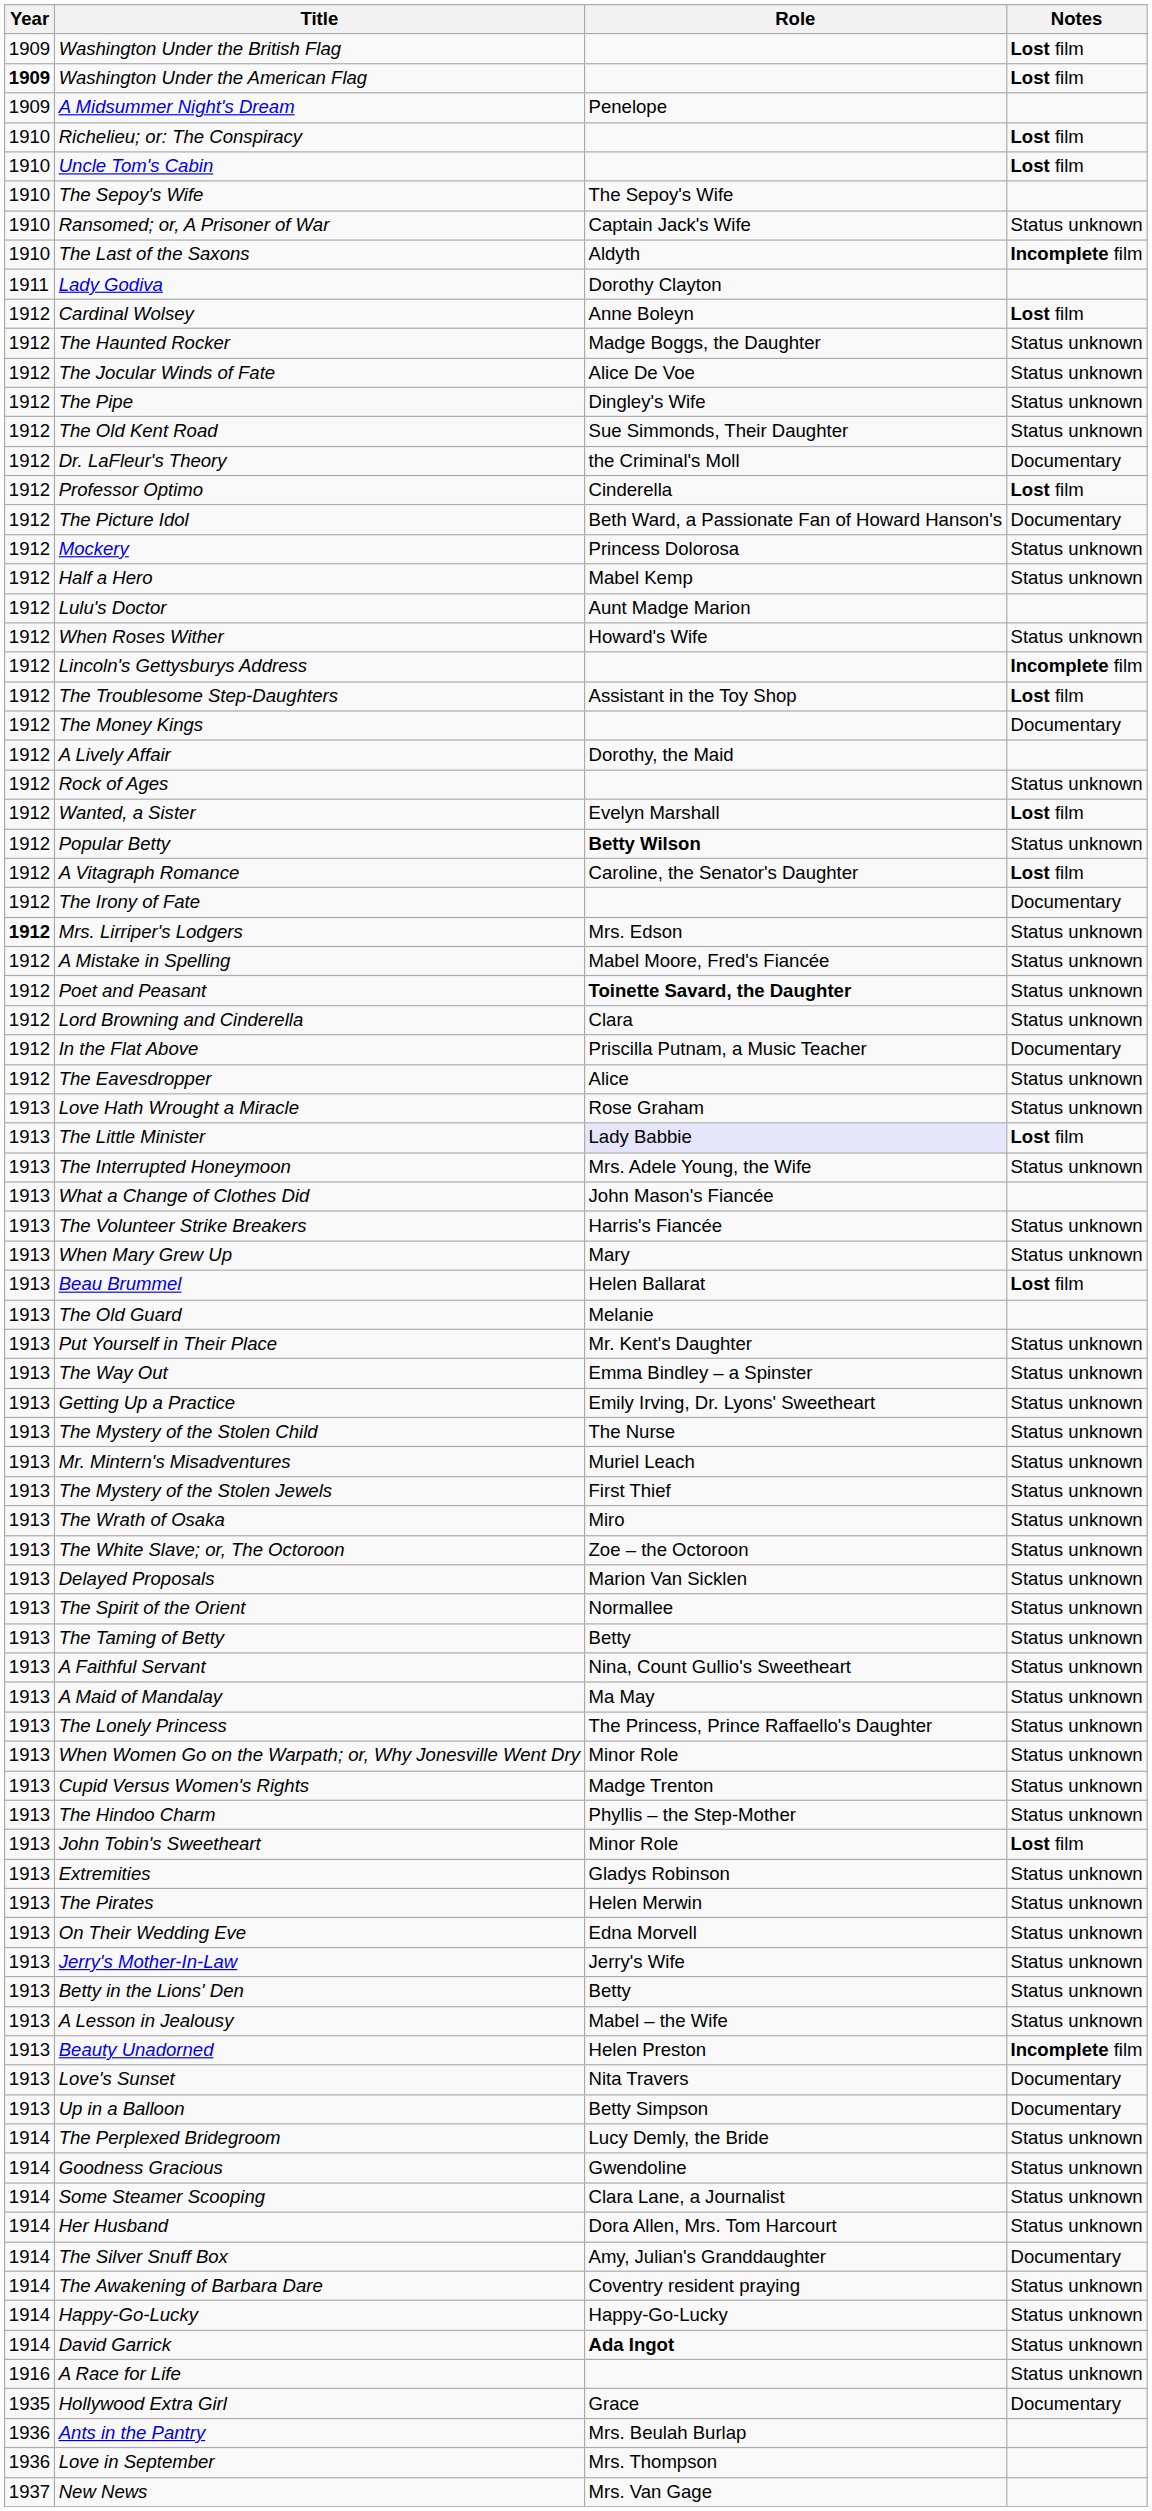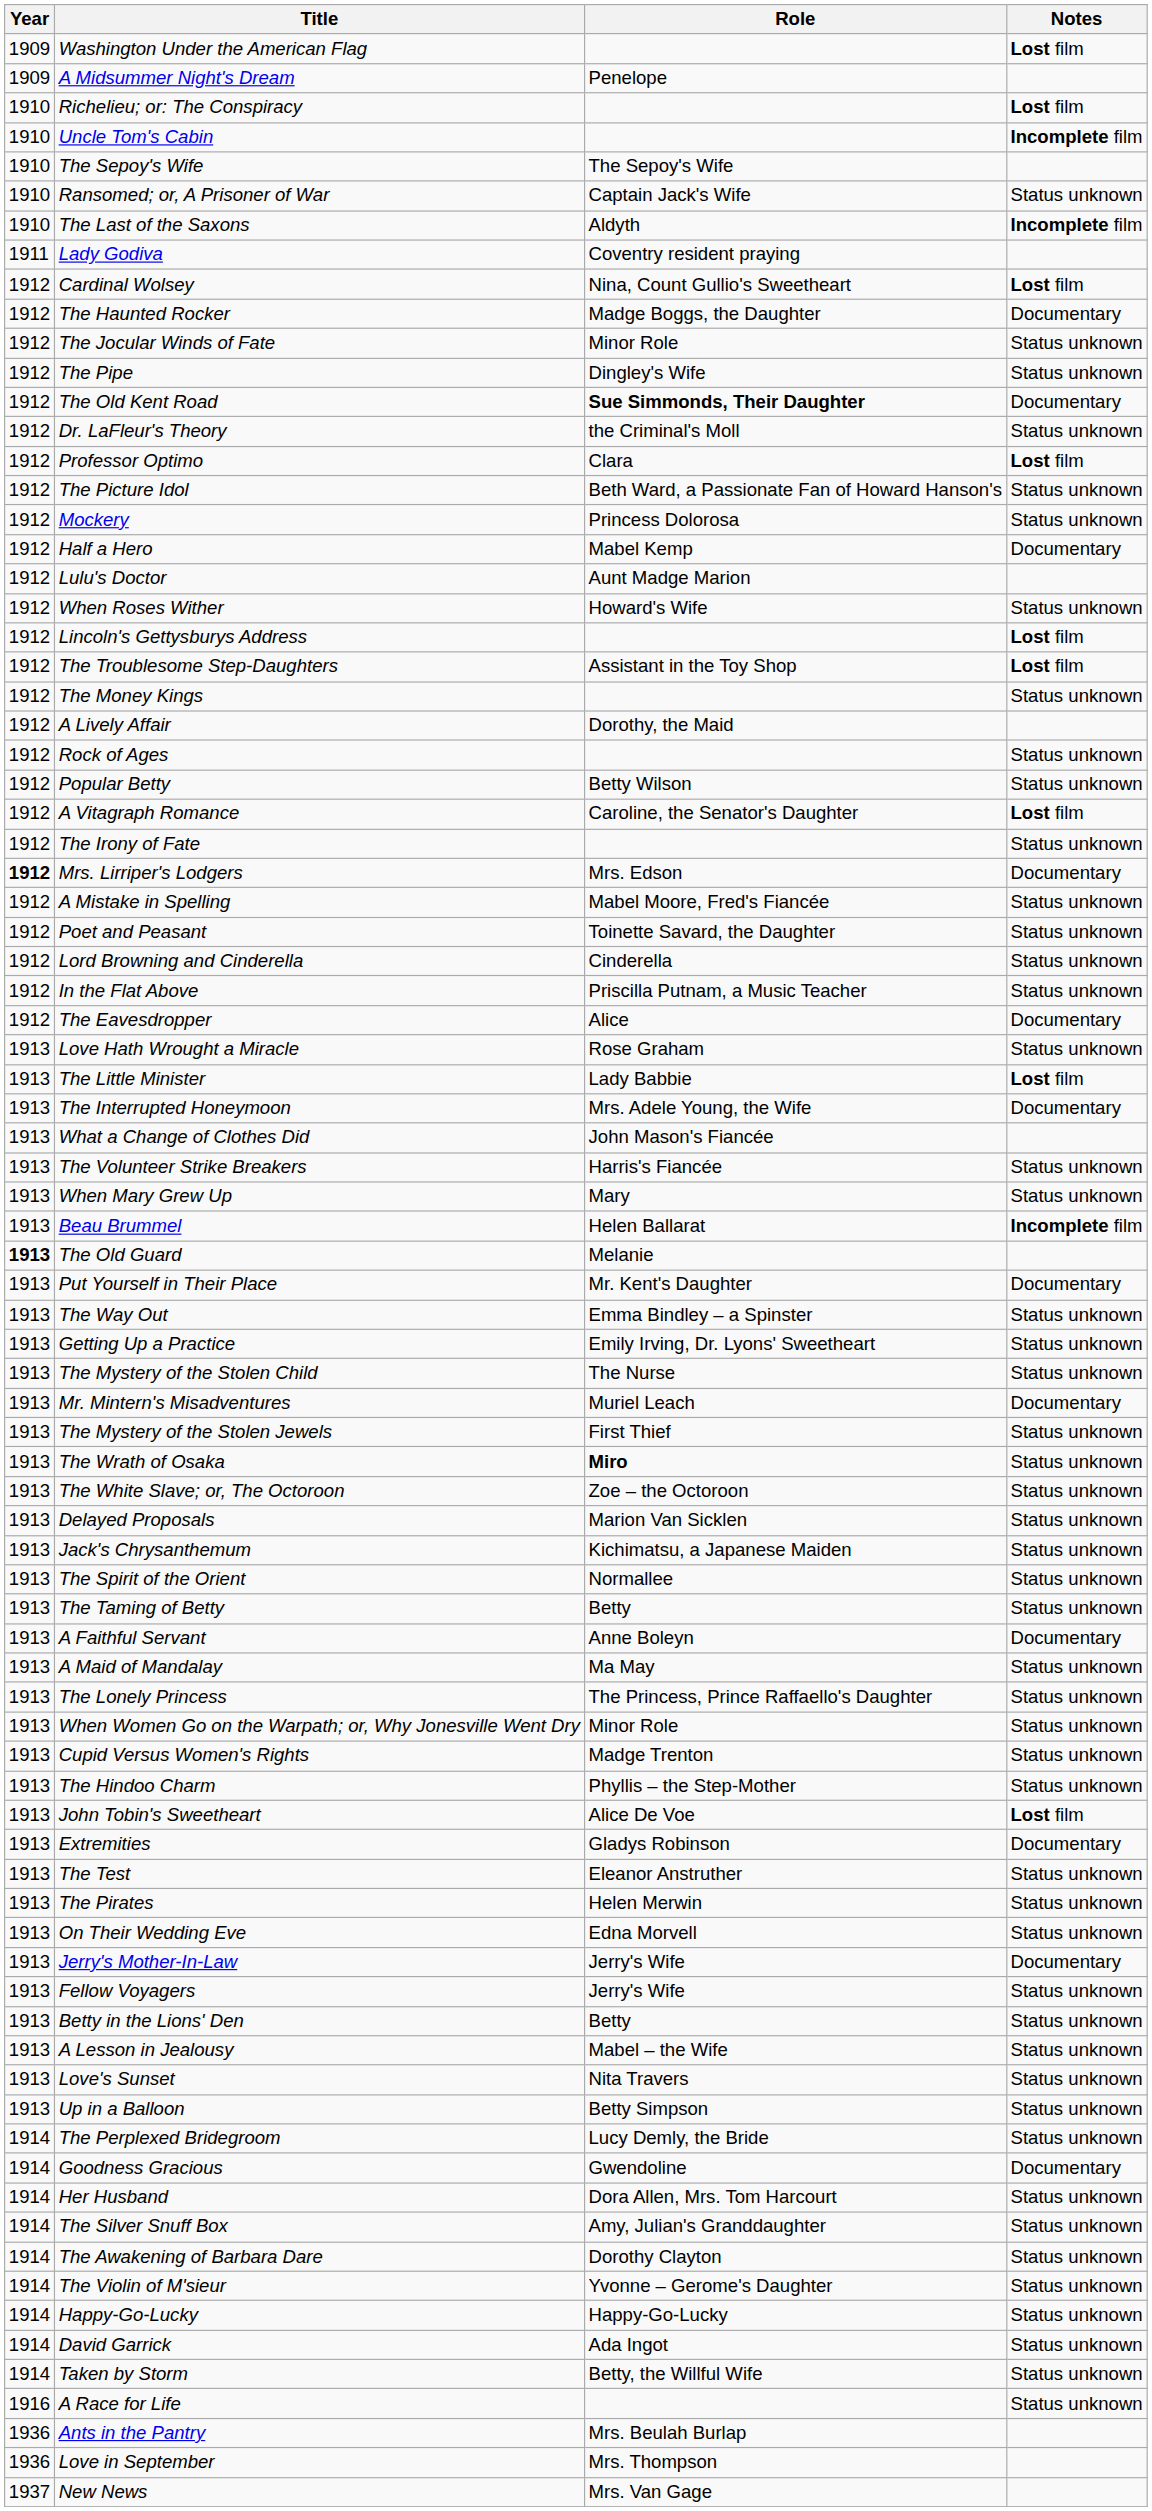- row: (200, 48)
(30, 78) bold -> (30, 48) normal
(1047, 166) Lost film -> (1077, 136) Incomplete film
(655, 284) Dorothy Clayton -> (694, 254) Coventry resident praying
(641, 313) Anne Boleyn -> (720, 284) Nina, Count Gullio's Sweetheart
(1077, 343) Status unknown -> (1066, 313) Documentary
(642, 372) Alice De Voe -> (633, 343) Minor Role
(718, 431) normal -> (727, 401) bold
(1077, 431) Status unknown -> (1066, 401) Documentary
(1066, 460) Documentary -> (1077, 431) Status unknown
(630, 490) Cinderella -> (611, 460) Clara
(1066, 519) Documentary -> (1077, 490) Status unknown
(1077, 578) Status unknown -> (1066, 549) Documentary
(1077, 666) Incomplete film -> (1047, 637) Lost film
(1066, 725) Documentary -> (1077, 696) Status unknown
- row: (127, 813)
(645, 843) bold -> (640, 784) normal
(1066, 902) Documentary -> (1077, 843) Status unknown
(1077, 931) Status unknown -> (1066, 872) Documentary
(720, 990) bold -> (712, 931) normal
(611, 1020) Clara -> (630, 961) Cinderella
(1066, 1049) Documentary -> (1077, 990) Status unknown
(1077, 1078) Status unknown -> (1066, 1020) Documentary
(640, 1137) lavender background -> (640, 1078) no background
(1077, 1167) Status unknown -> (1066, 1108) Documentary
(1047, 1284) Lost film -> (1077, 1226) Incomplete film
(30, 1314) normal -> (30, 1255) bold
(1077, 1343) Status unknown -> (1066, 1284) Documentary
(1077, 1461) Status unknown -> (1066, 1402) Documentary
(607, 1520) normal -> (608, 1461) bold
+ row: (155, 1549)
(720, 1667) Nina, Count Gullio's Sweetheart -> (641, 1638) Anne Boleyn
(1077, 1667) Status unknown -> (1066, 1638) Documentary
(633, 1844) Minor Role -> (642, 1814) Alice De Voe
(1077, 1873) Status unknown -> (1066, 1844) Documentary
+ row: (94, 1873)
(1077, 1961) Status unknown -> (1066, 1961) Documentary
+ row: (127, 1991)
- row: (136, 2050)
(1066, 2079) Documentary -> (1077, 2079) Status unknown
(1066, 2109) Documentary -> (1077, 2109) Status unknown
(1077, 2167) Status unknown -> (1066, 2167) Documentary
- row: (162, 2197)
(1066, 2256) Documentary -> (1077, 2226) Status unknown
(694, 2285) Coventry resident praying -> (655, 2256) Dorothy Clayton
+ row: (142, 2285)
(631, 2344) bold -> (628, 2344) normal
+ row: (123, 2374)
- row: (143, 2403)
